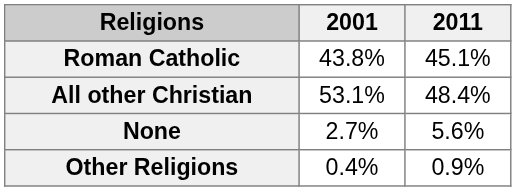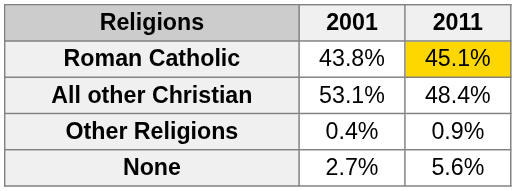(458, 58) no background -> (458, 58) gold background
rows swapped: (152, 167) <-> (152, 131)
